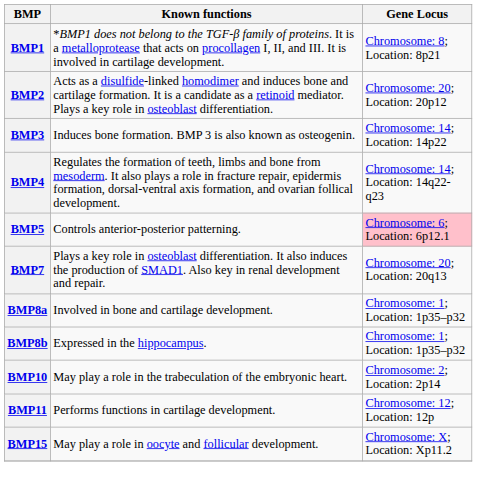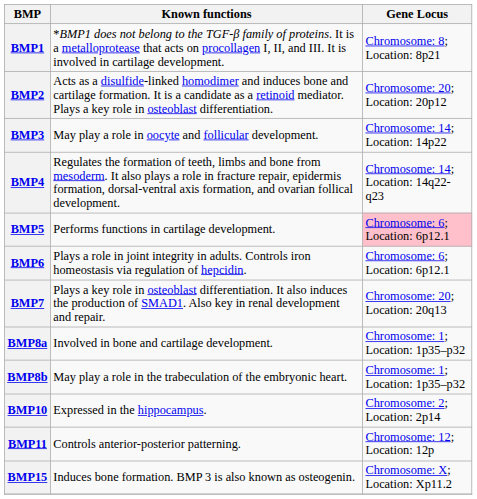(204, 135) Induces bone formation. BMP 3 is also known as osteogenin. -> (186, 135) May play a role in oocyte and follicular development.
(147, 229) Controls anterior-posterior patterning. -> (164, 229) Performs functions in cartilage development.
+ row: (27, 263)
(130, 343) Expressed in the hippocampus. -> (200, 377) May play a role in the trabeculation of the embryonic heart.
(200, 377) May play a role in the trabeculation of the embryonic heart. -> (130, 410) Expressed in the hippocampus.
(164, 410) Performs functions in cartilage development. -> (147, 444) Controls anterior-posterior patterning.
(186, 444) May play a role in oocyte and follicular development. -> (204, 477) Induces bone formation. BMP 3 is also known as osteogenin.
